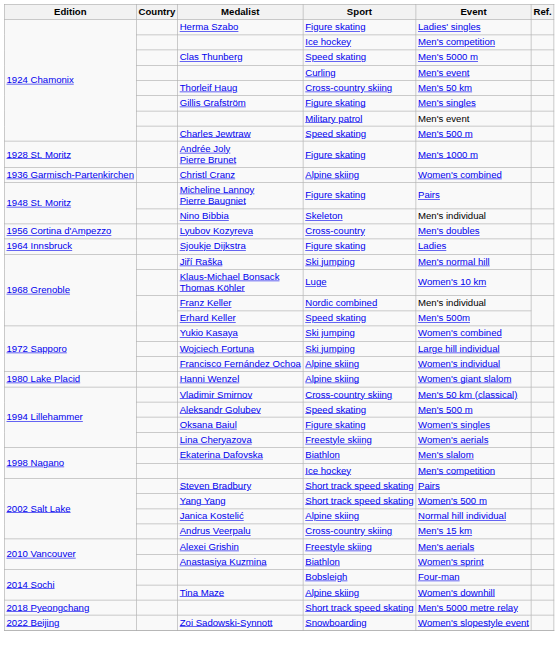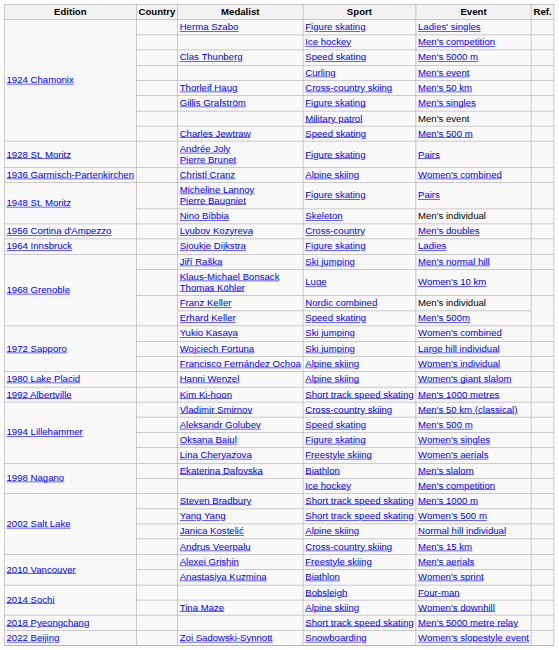(448, 154) Men's 1000 m -> (429, 154) Pairs
+ row: (206, 394)
(429, 486) Pairs -> (448, 501) Men's 1000 m
